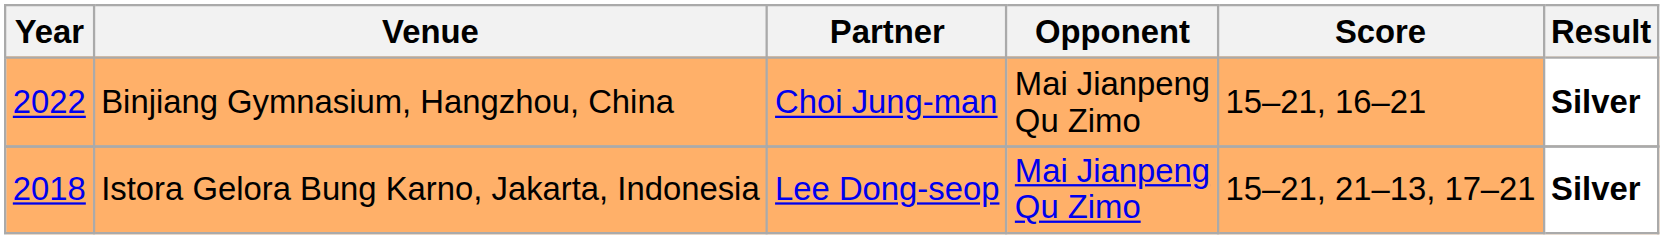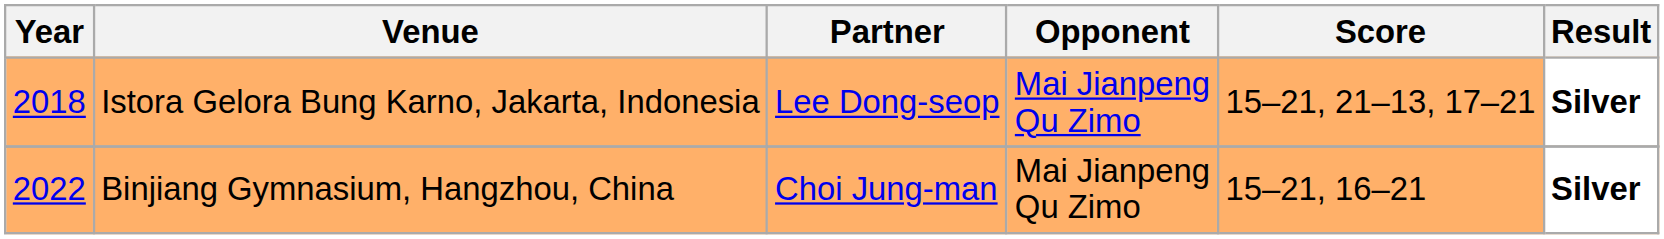rows swapped: (430, 190) <-> (388, 102)
